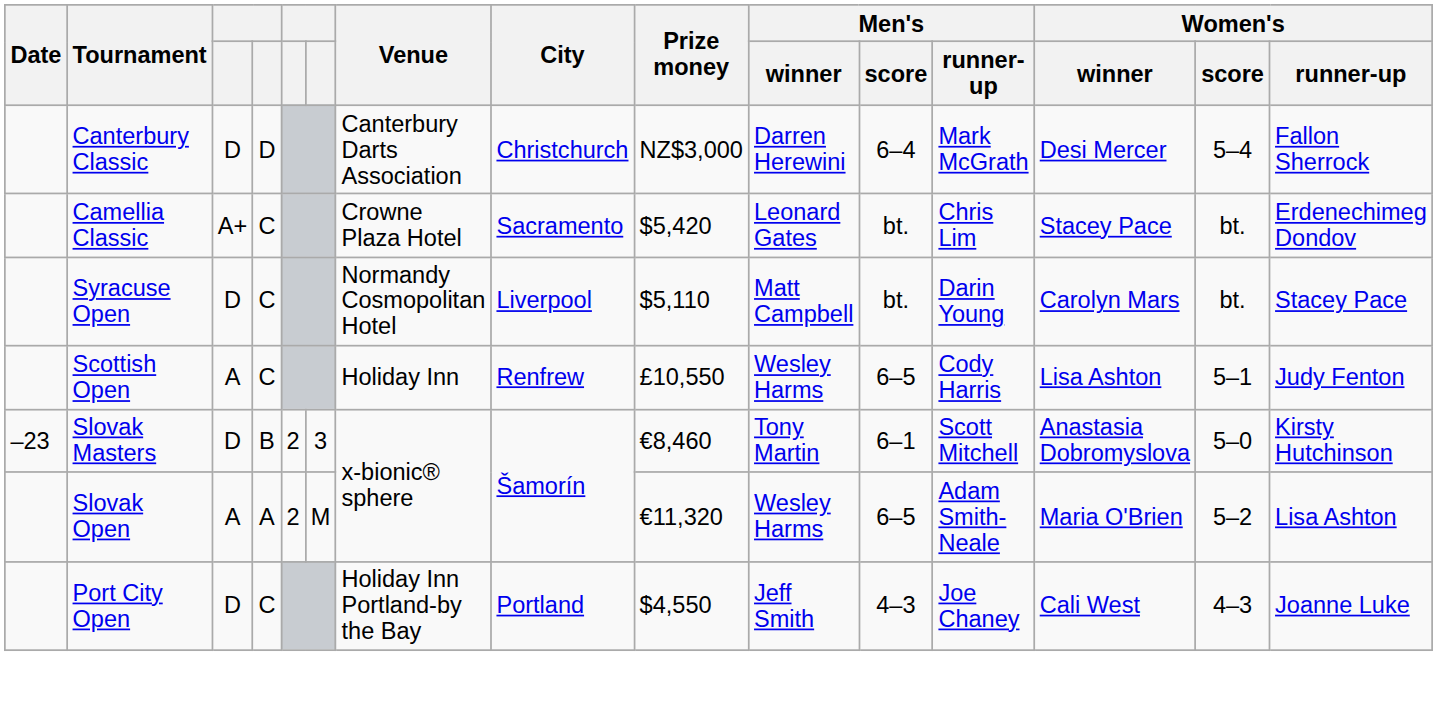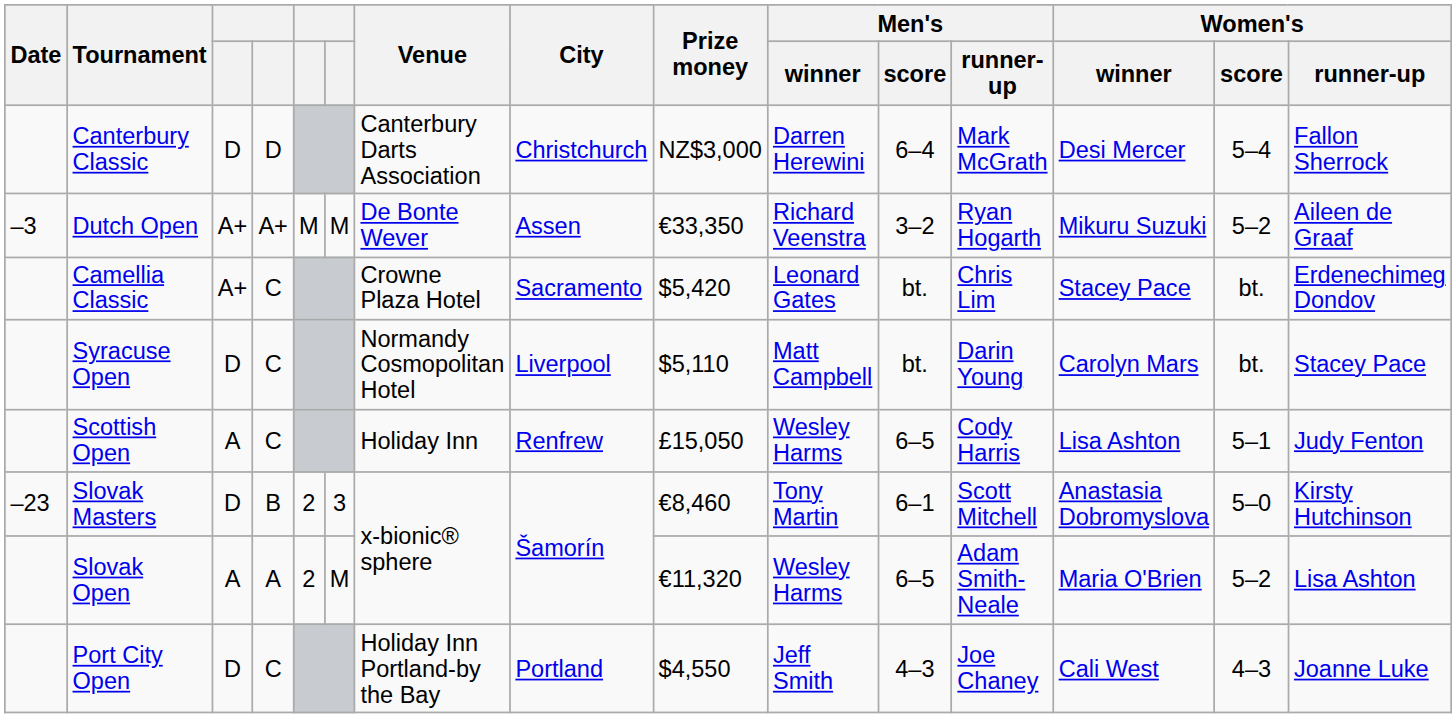+ row: (135, 225)
(682, 377) £10,550 -> (701, 440) £15,050
